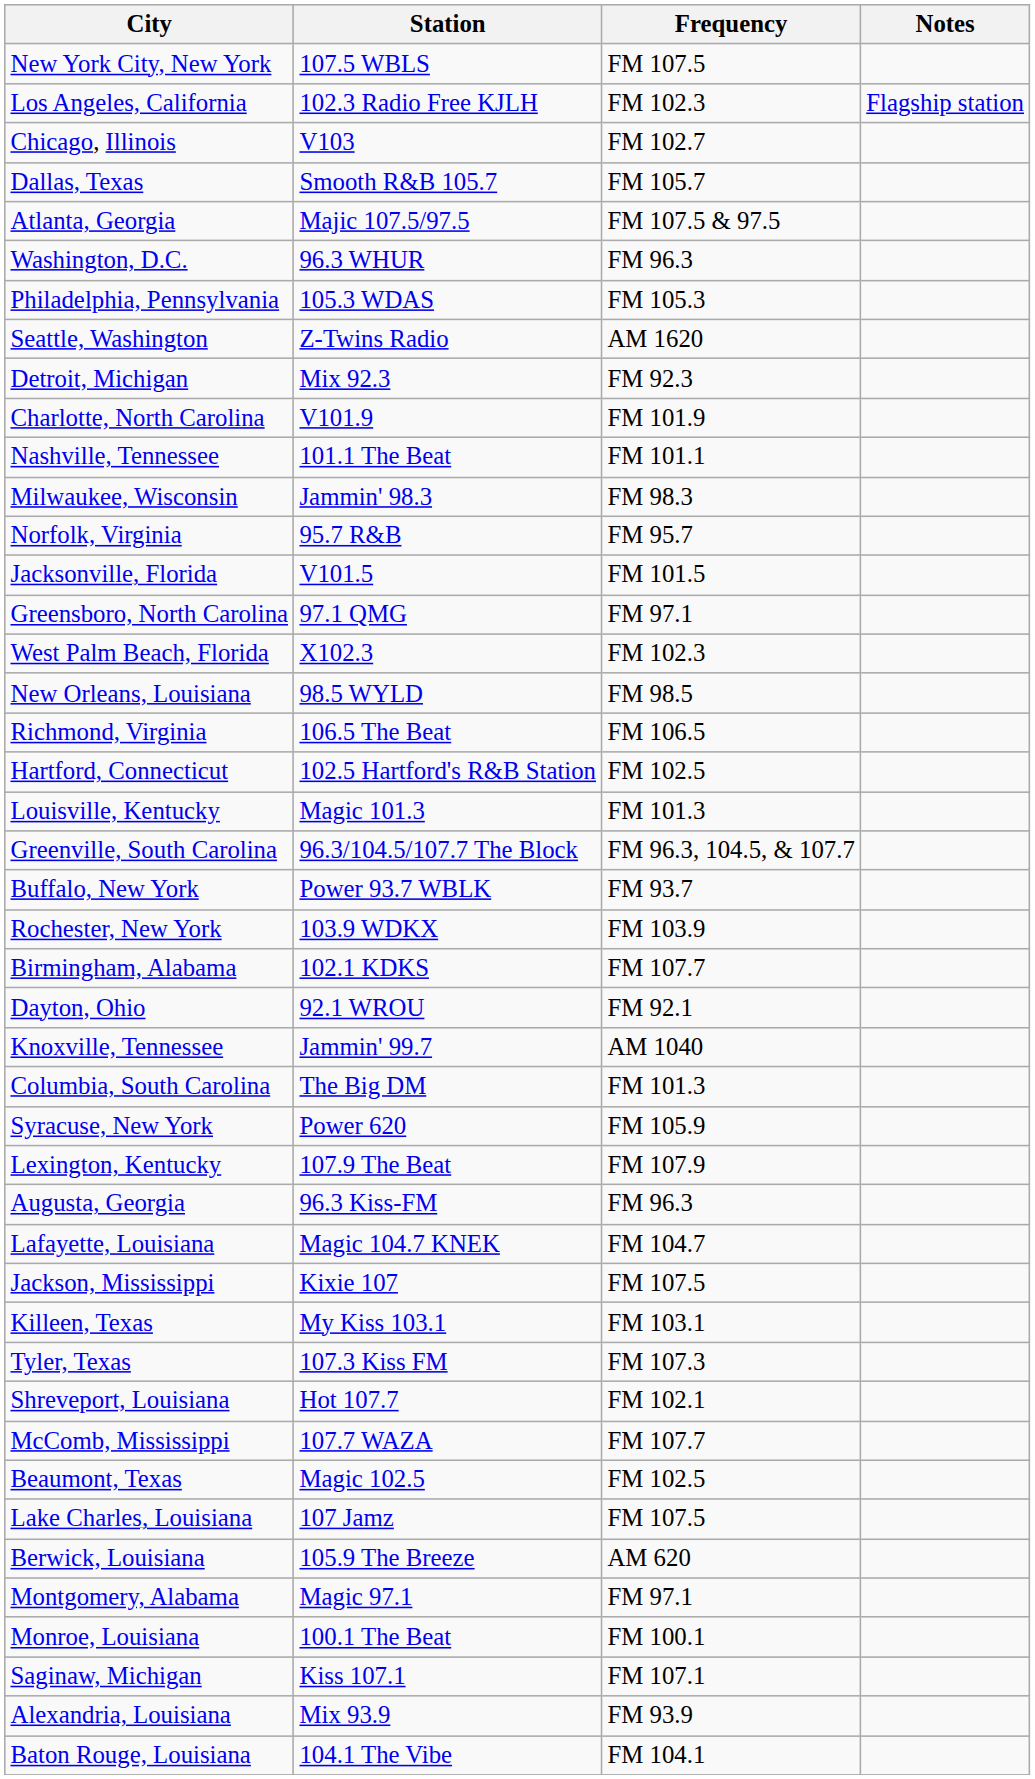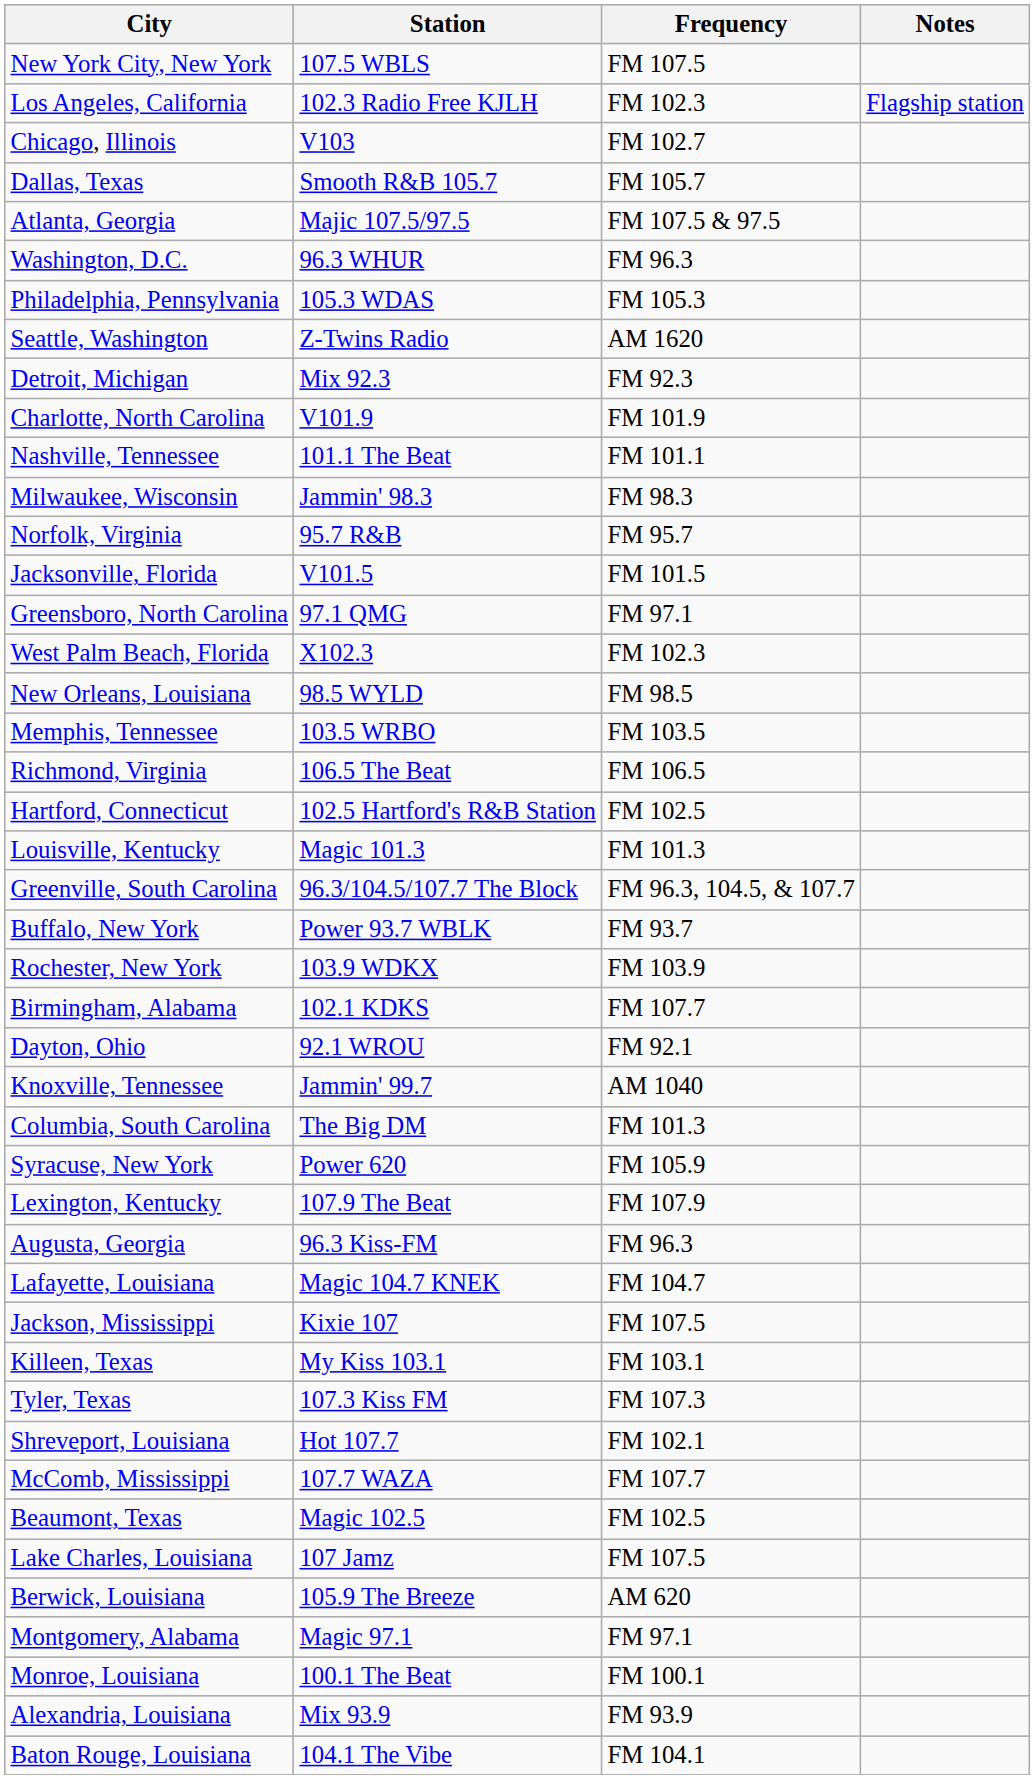+ row: (114, 732)
- row: (106, 1676)
